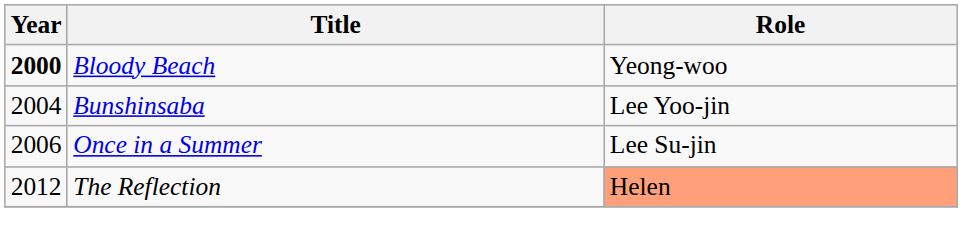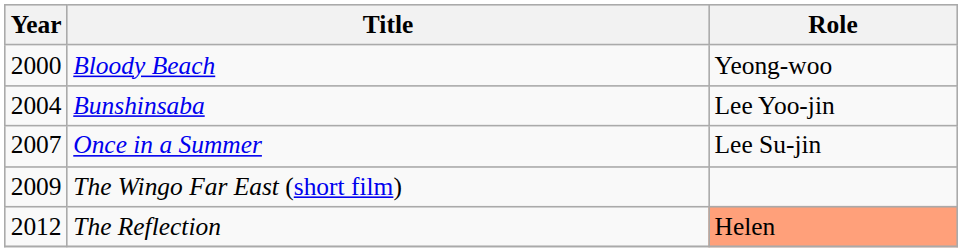(36, 65) bold -> (36, 65) normal
(36, 145) 2006 -> (36, 145) 2007
+ row: (238, 186)
